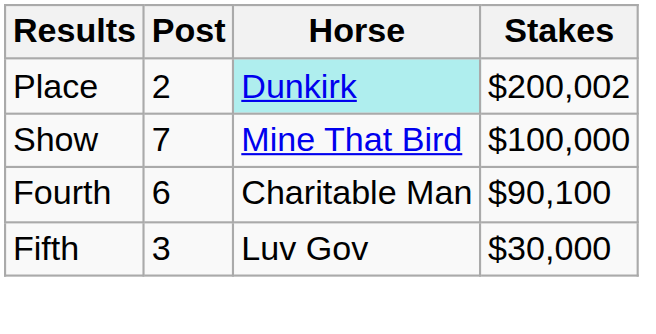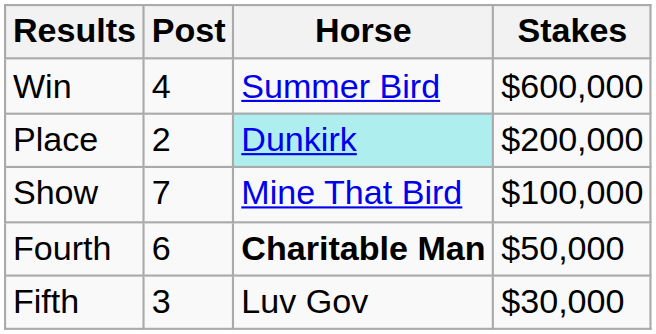+ row: (42, 85)
(559, 85) $200,002 -> (572, 139) $200,000
(357, 193) normal -> (363, 247) bold
(550, 193) $90,100 -> (563, 247) $50,000
